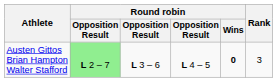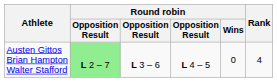(233, 60) bold -> (233, 60) normal
(259, 60) 3 -> (259, 60) 4
